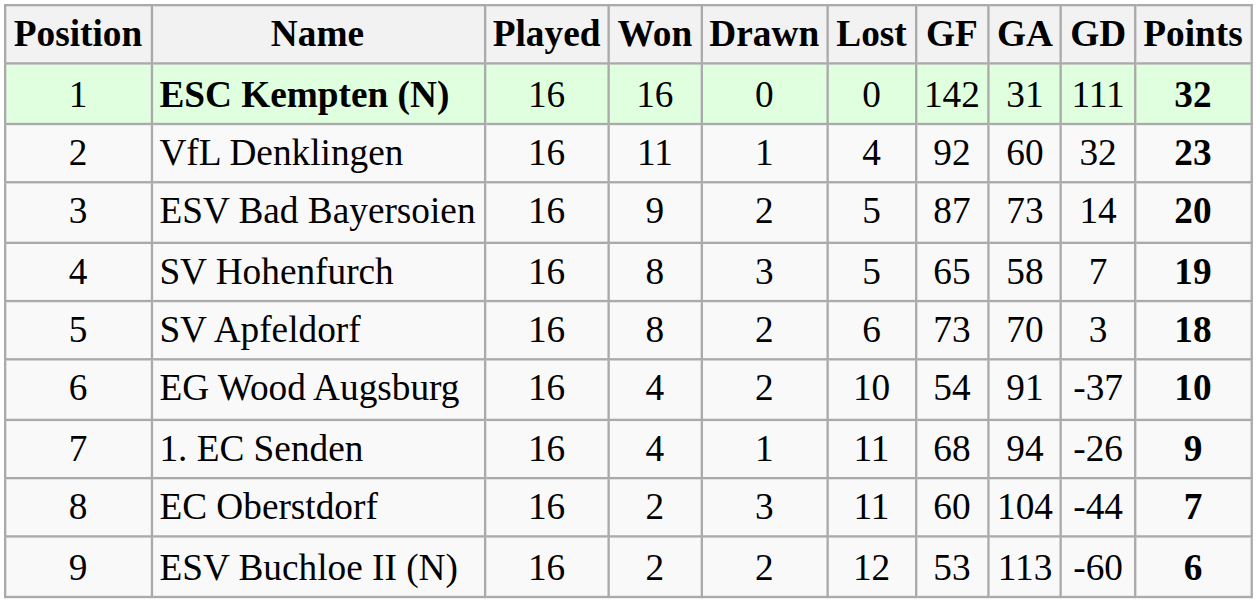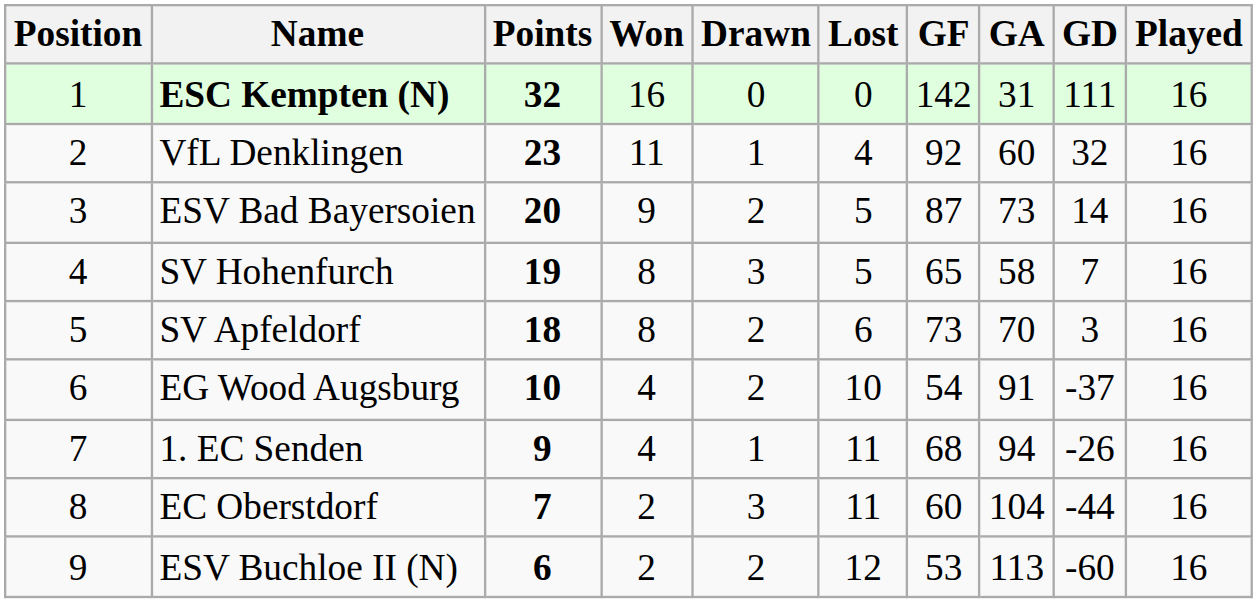columns swapped: (547, 34) <-> (1193, 34)
